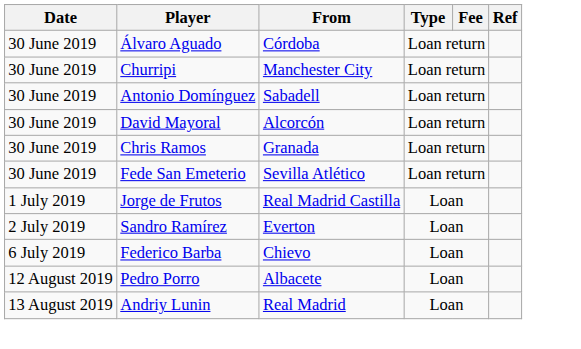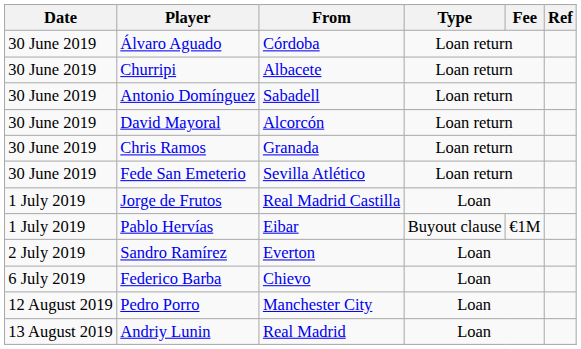(318, 69) Manchester City -> (292, 69) Albacete
+ row: (167, 226)
(292, 278) Albacete -> (318, 305) Manchester City
